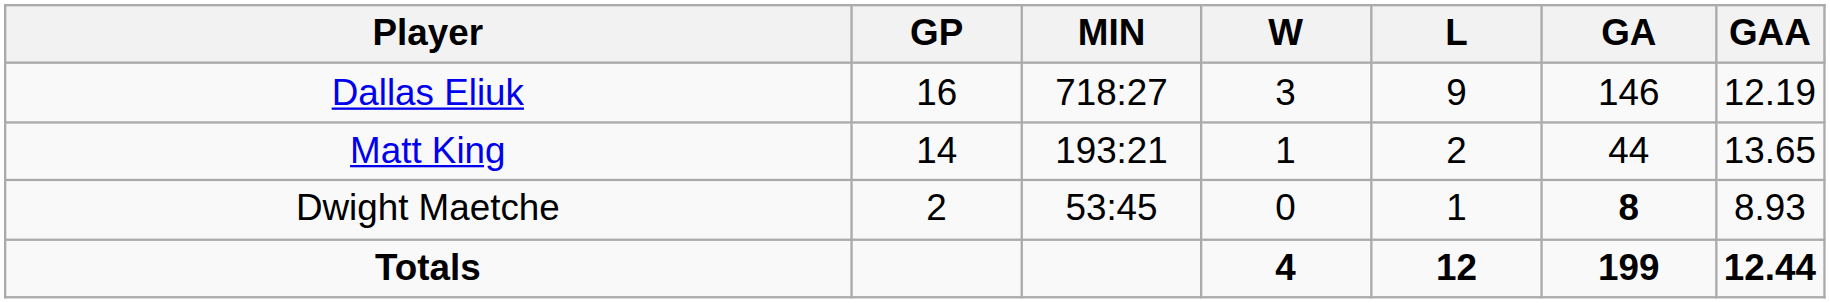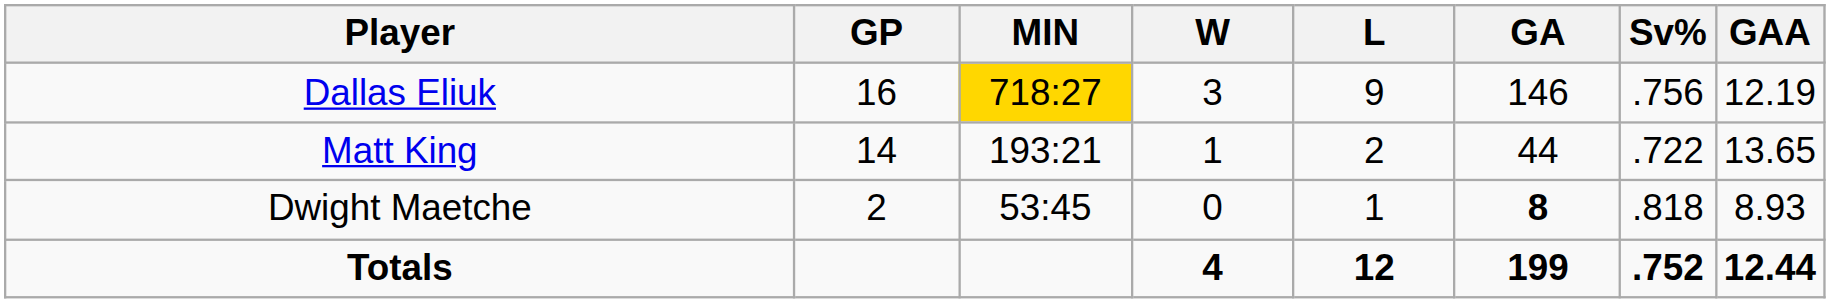+ column: (1668, 33)
(1111, 92) no background -> (1045, 92) gold background
